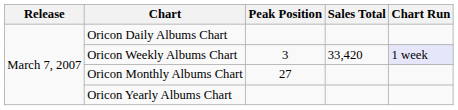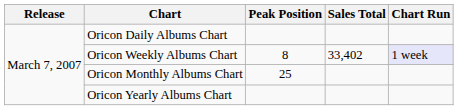(285, 54) 3 -> (285, 54) 8
(345, 54) 33,420 -> (345, 54) 33,402
(285, 74) 27 -> (285, 74) 25
